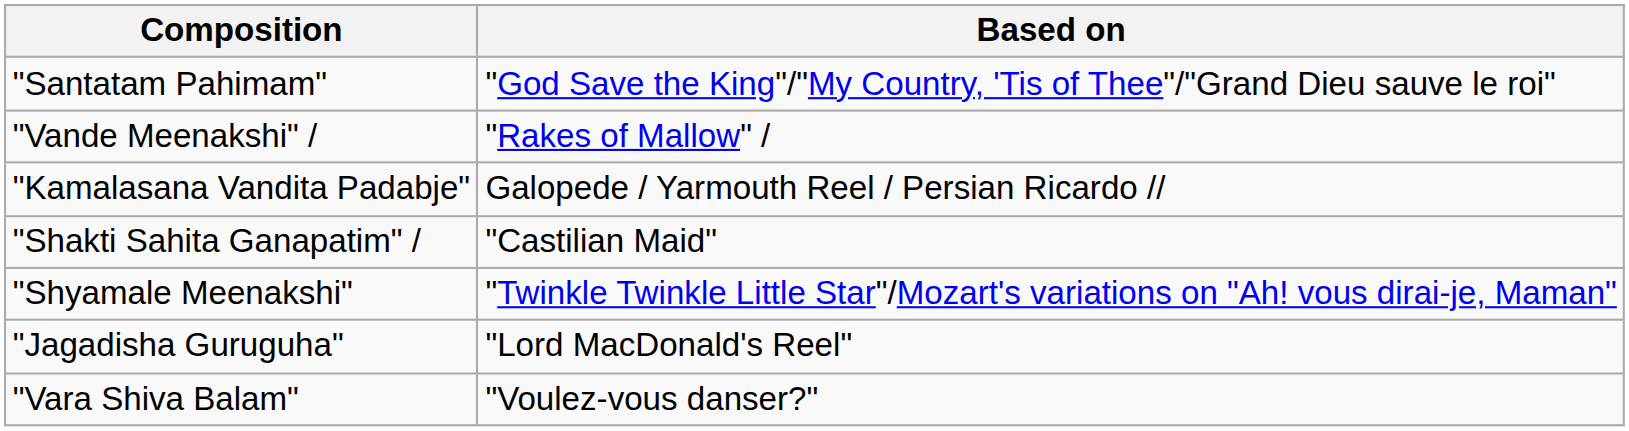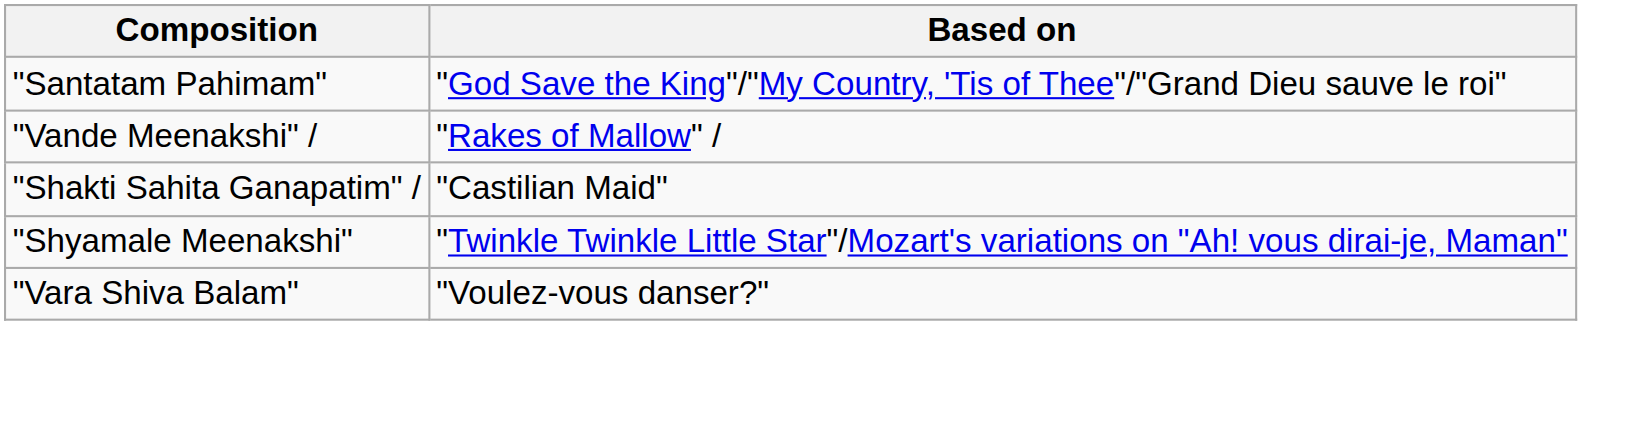- row: (241, 188)
- row: (178, 345)
